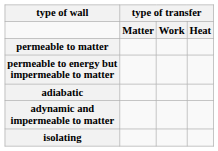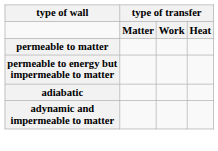- row: (62, 137)
